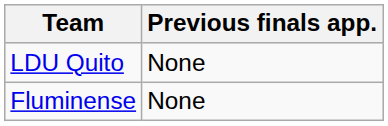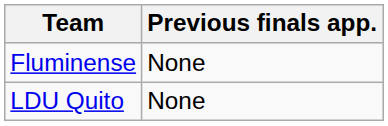rows swapped: (67, 62) <-> (73, 100)
